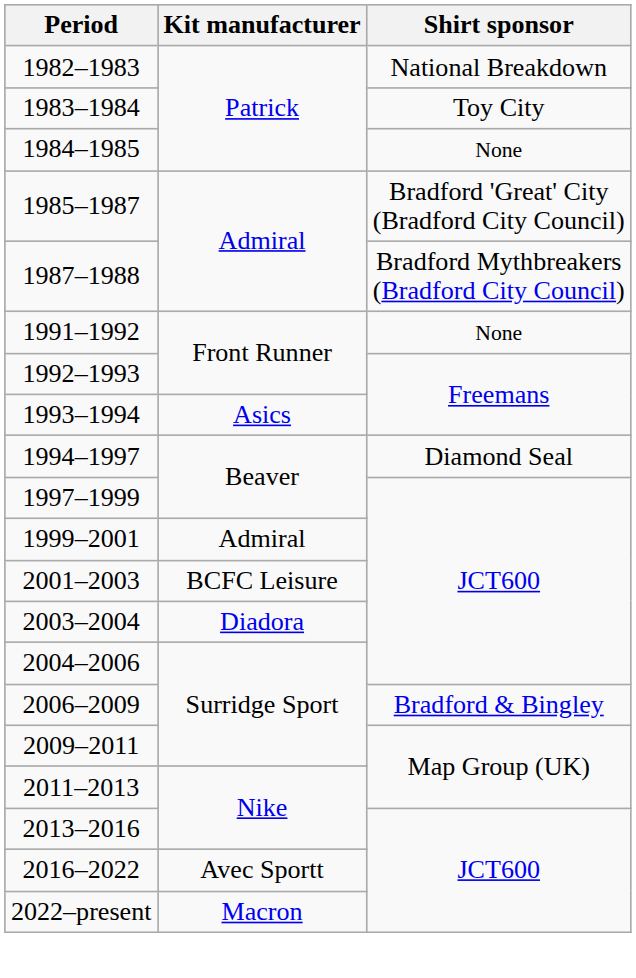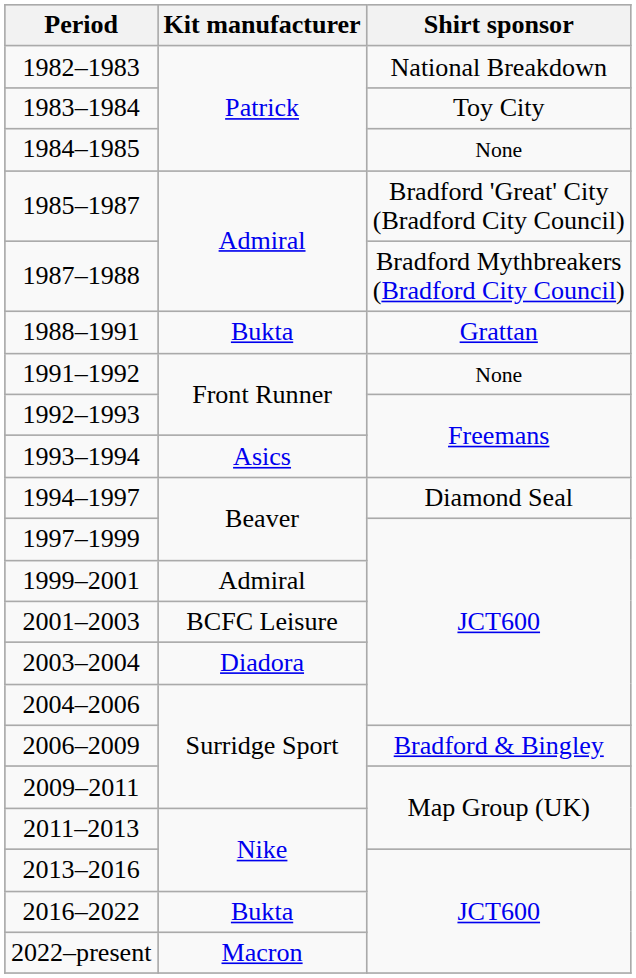+ row: (81, 332)
(262, 869) Avec Sportt -> (262, 911) Bukta
